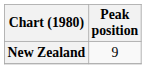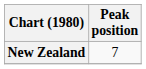(115, 52) 9 -> (115, 52) 7
